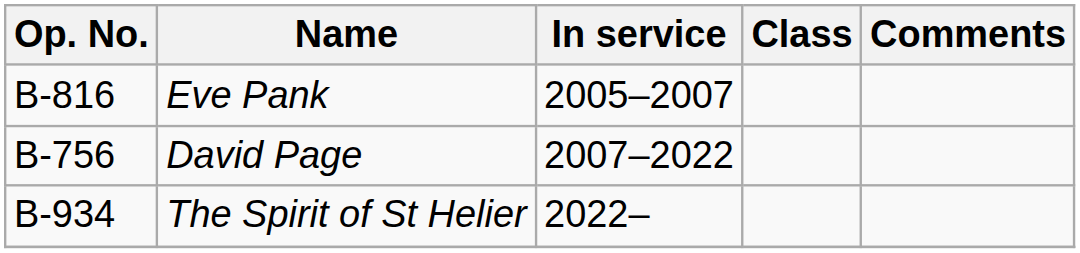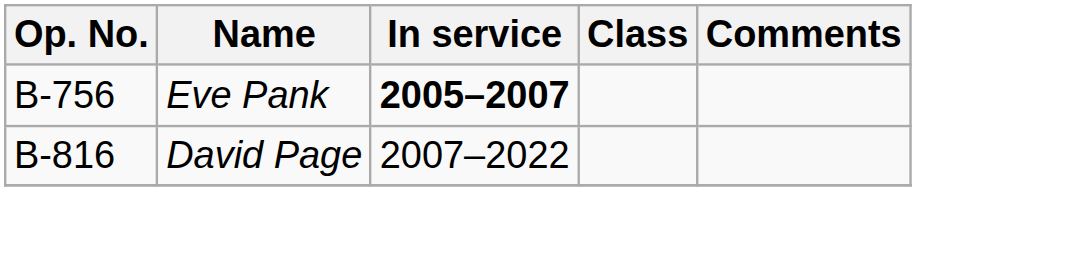(65, 94) B-816 -> (65, 94) B-756
(639, 94) normal -> (475, 94) bold
(65, 154) B-756 -> (65, 154) B-816
- row: (346, 214)
